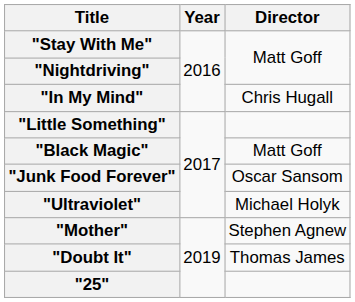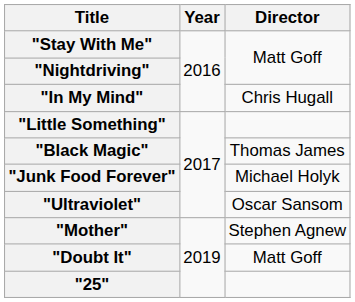(287, 151) Matt Goff -> (287, 151) Thomas James
(287, 177) Oscar Sansom -> (287, 177) Michael Holyk
(287, 204) Michael Holyk -> (287, 204) Oscar Sansom
(287, 257) Thomas James -> (287, 257) Matt Goff
